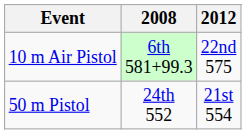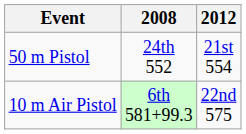rows swapped: (49, 104) <-> (63, 56)
